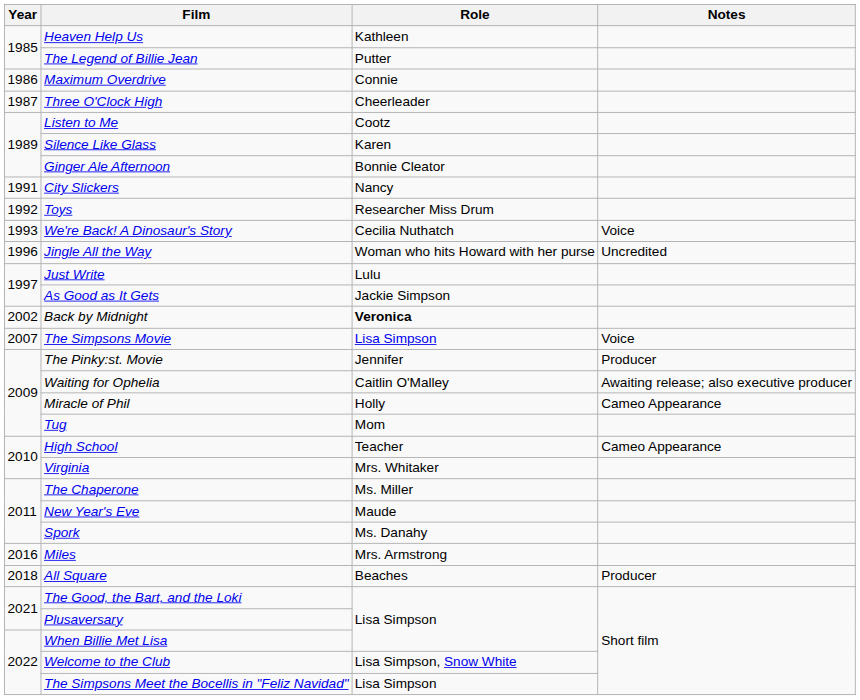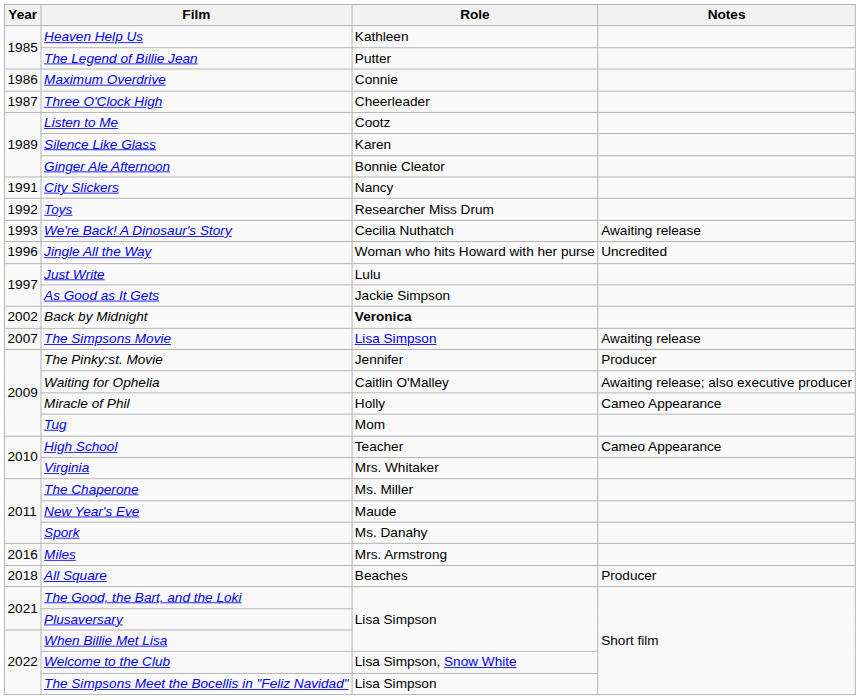(618, 230) Voice -> (651, 230) Awaiting release
(618, 338) Voice -> (651, 338) Awaiting release
